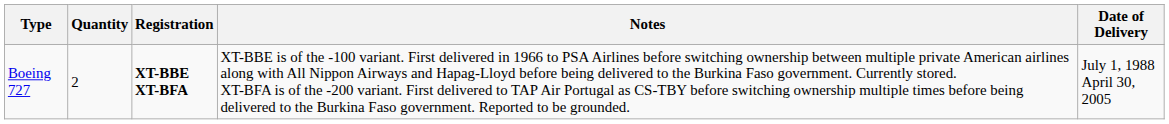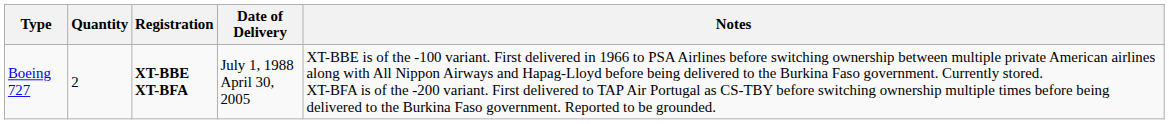columns swapped: (1121, 24) <-> (648, 24)
